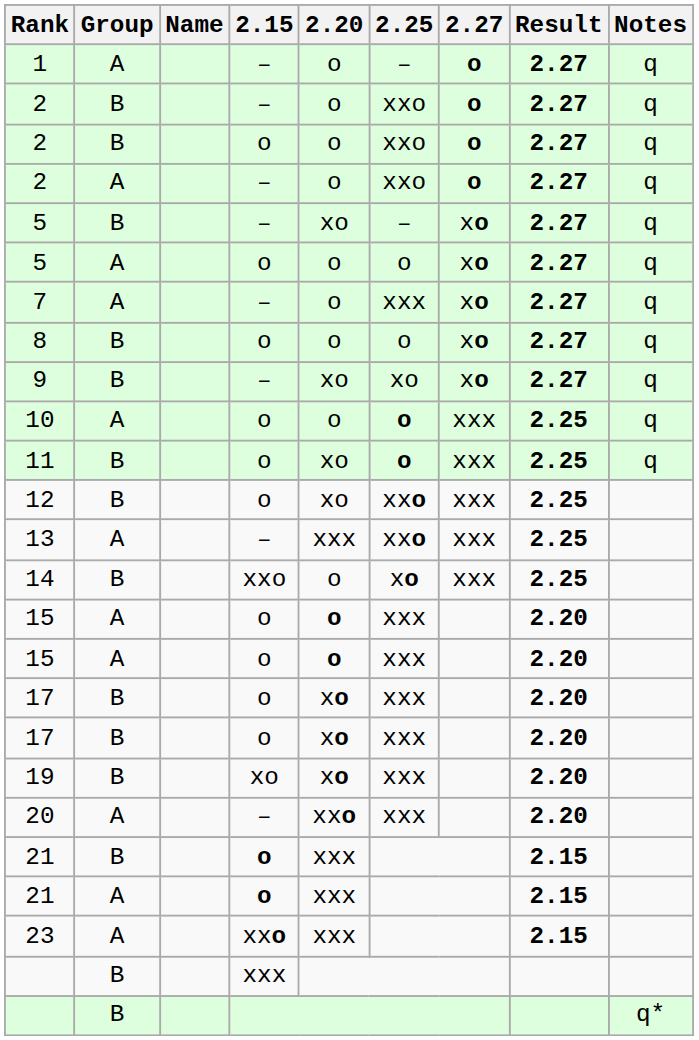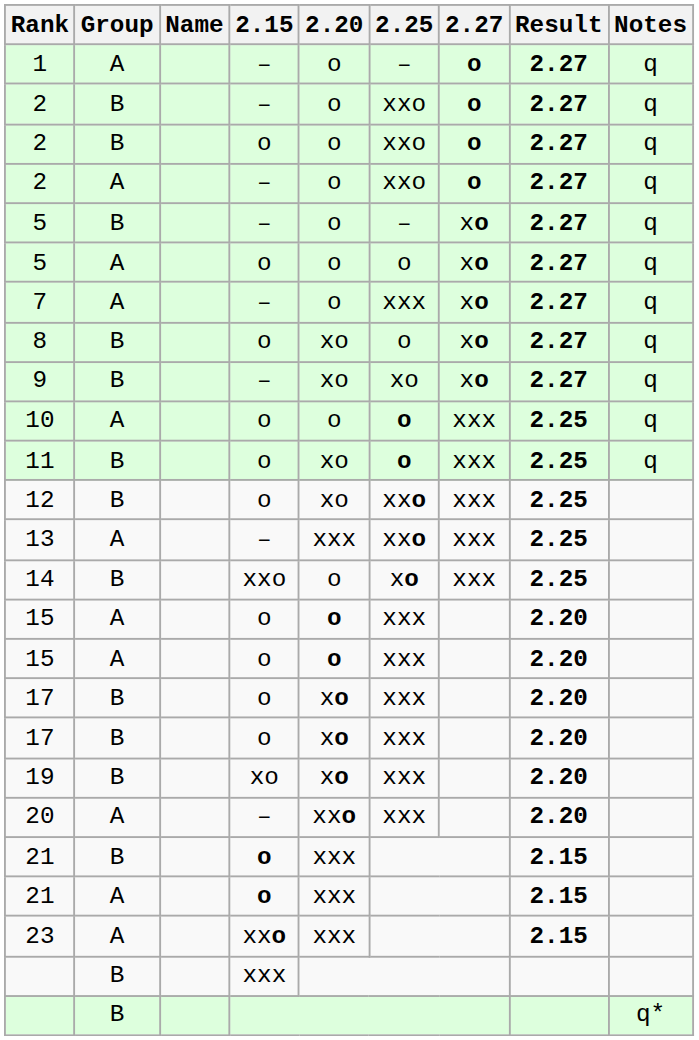(334, 223) xo -> (334, 223) o
(334, 342) o -> (334, 342) xo
